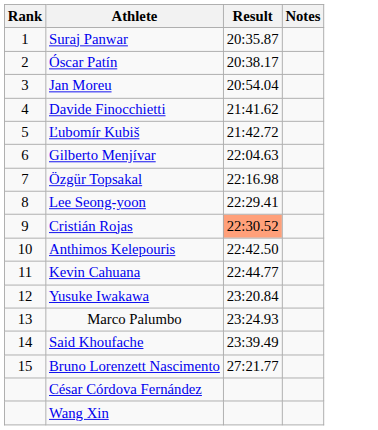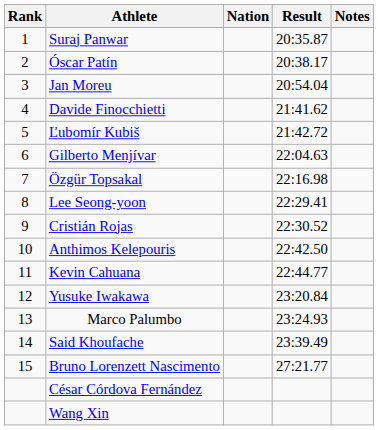+ column: (248, 16)
(253, 226) lightsalmon background -> (302, 226) no background
